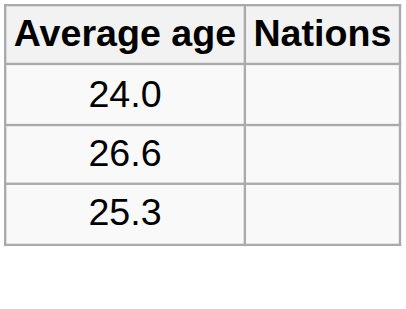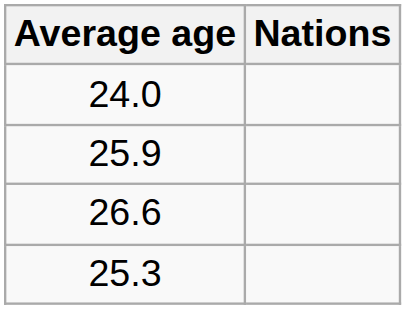+ row: (125, 153)
